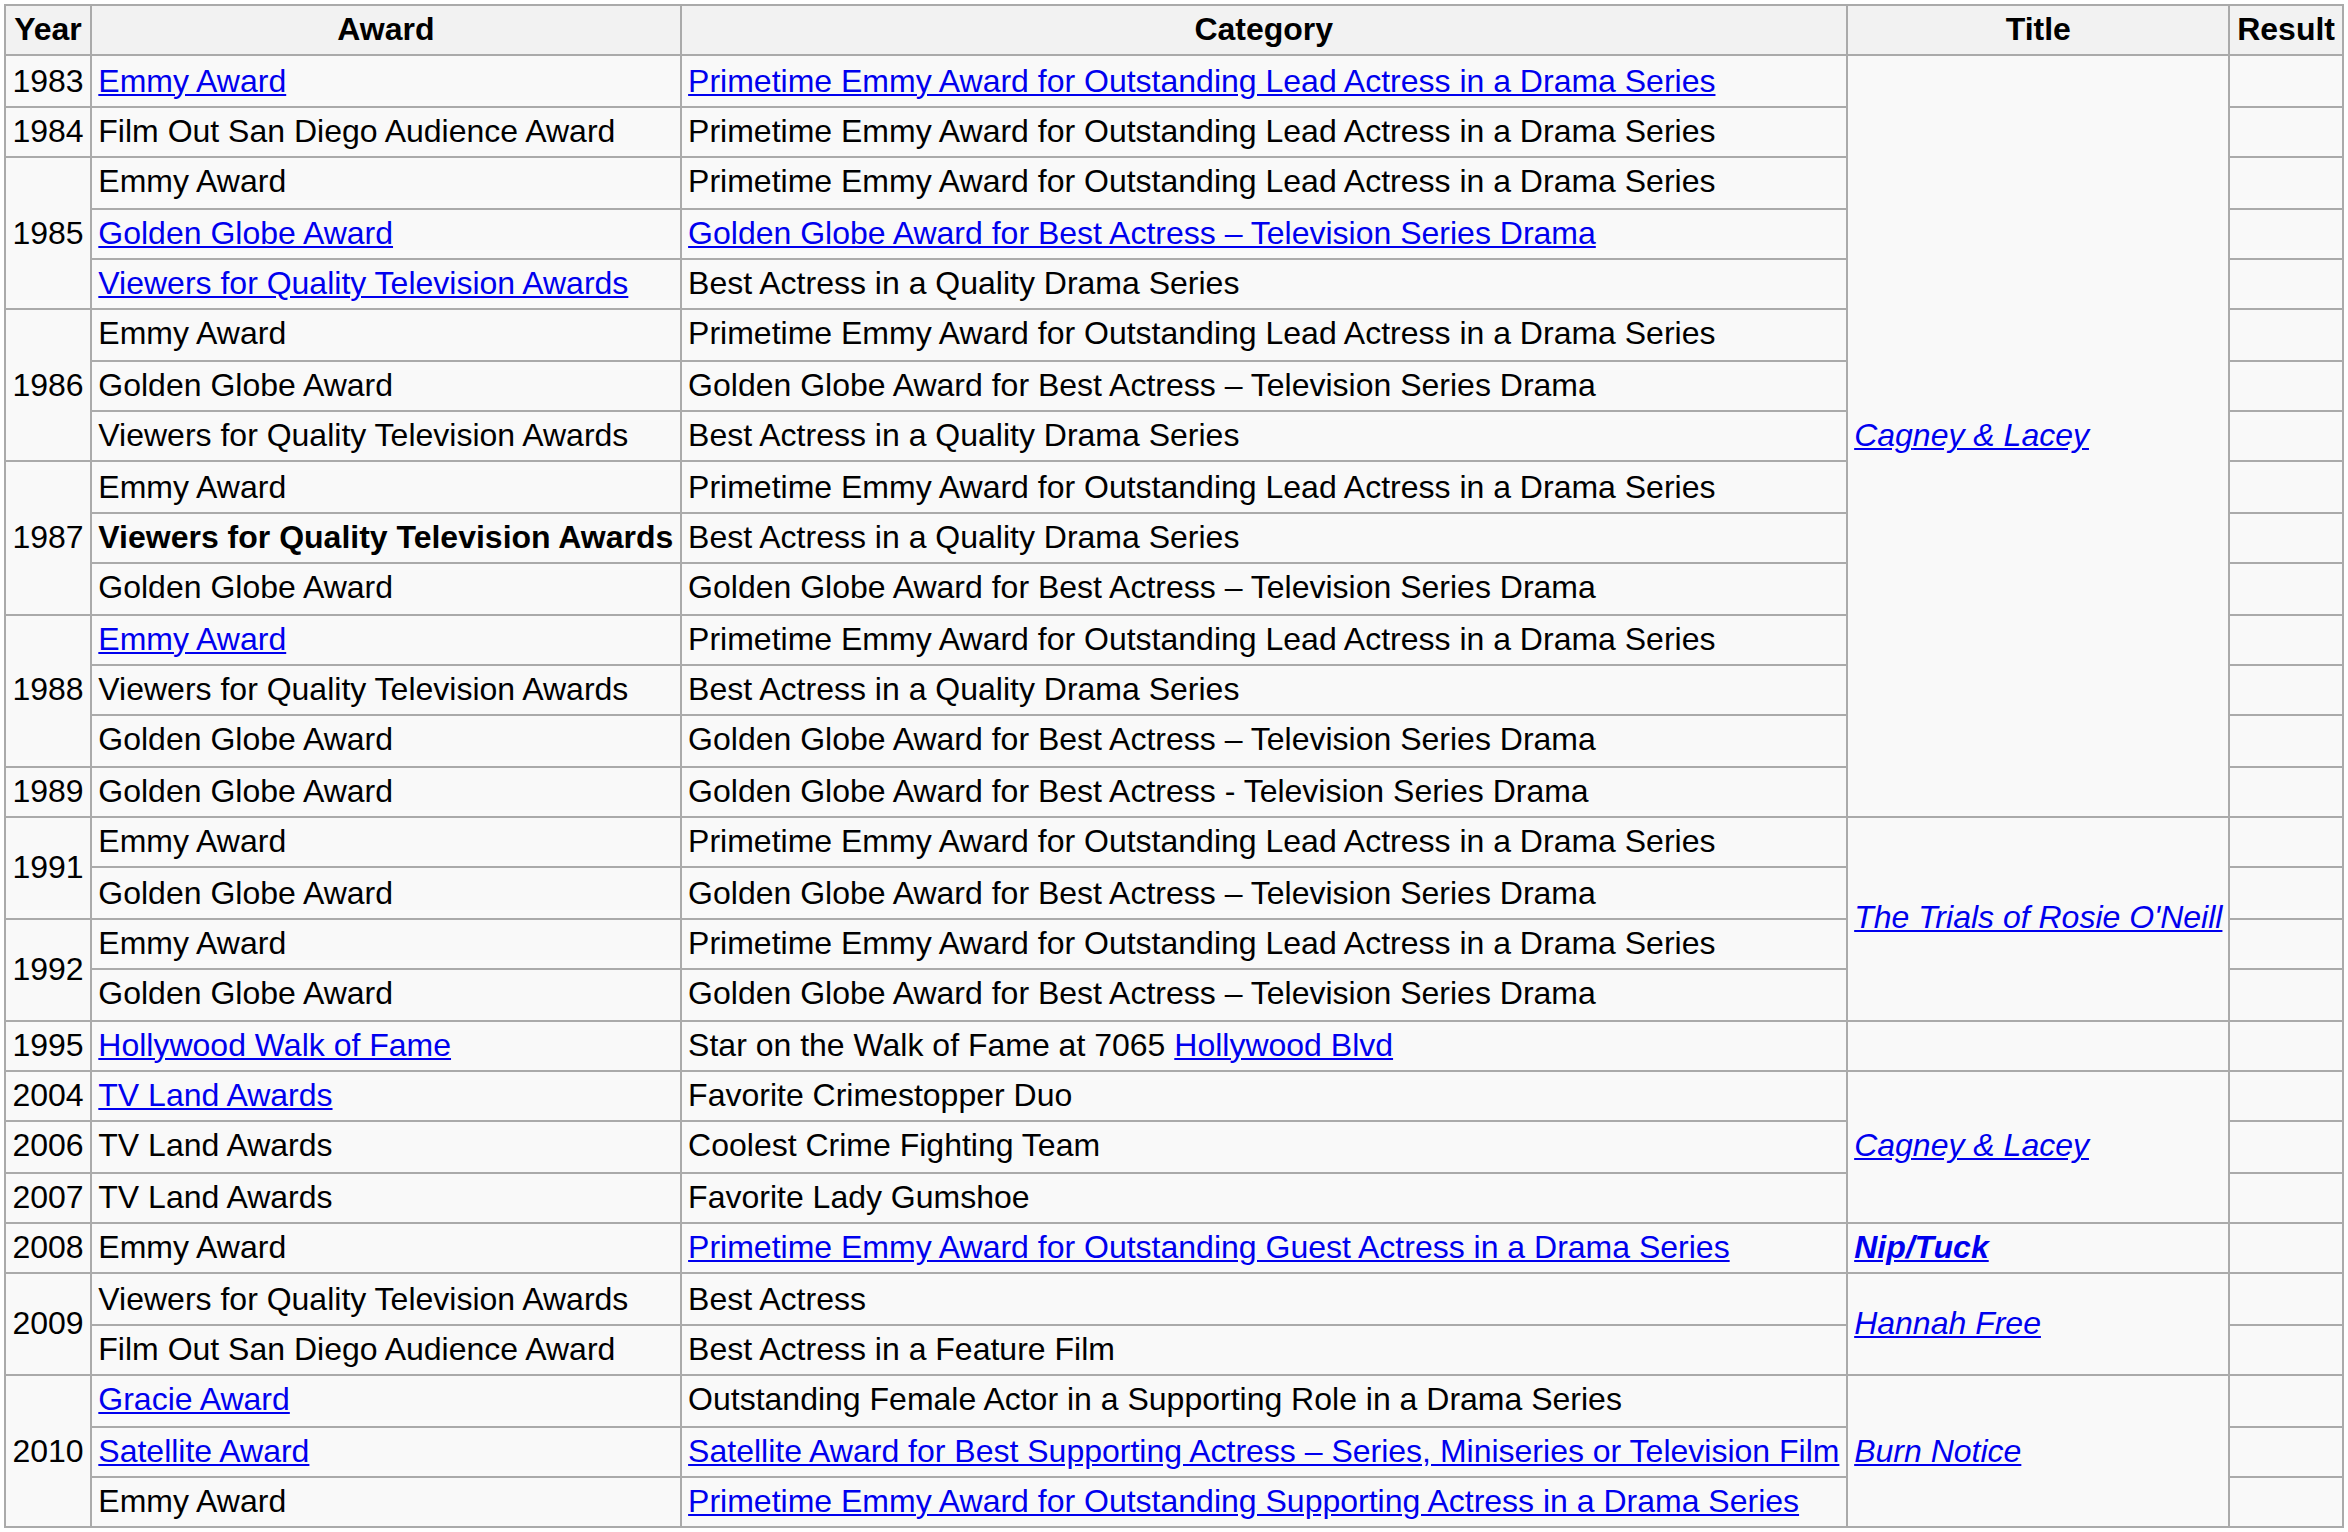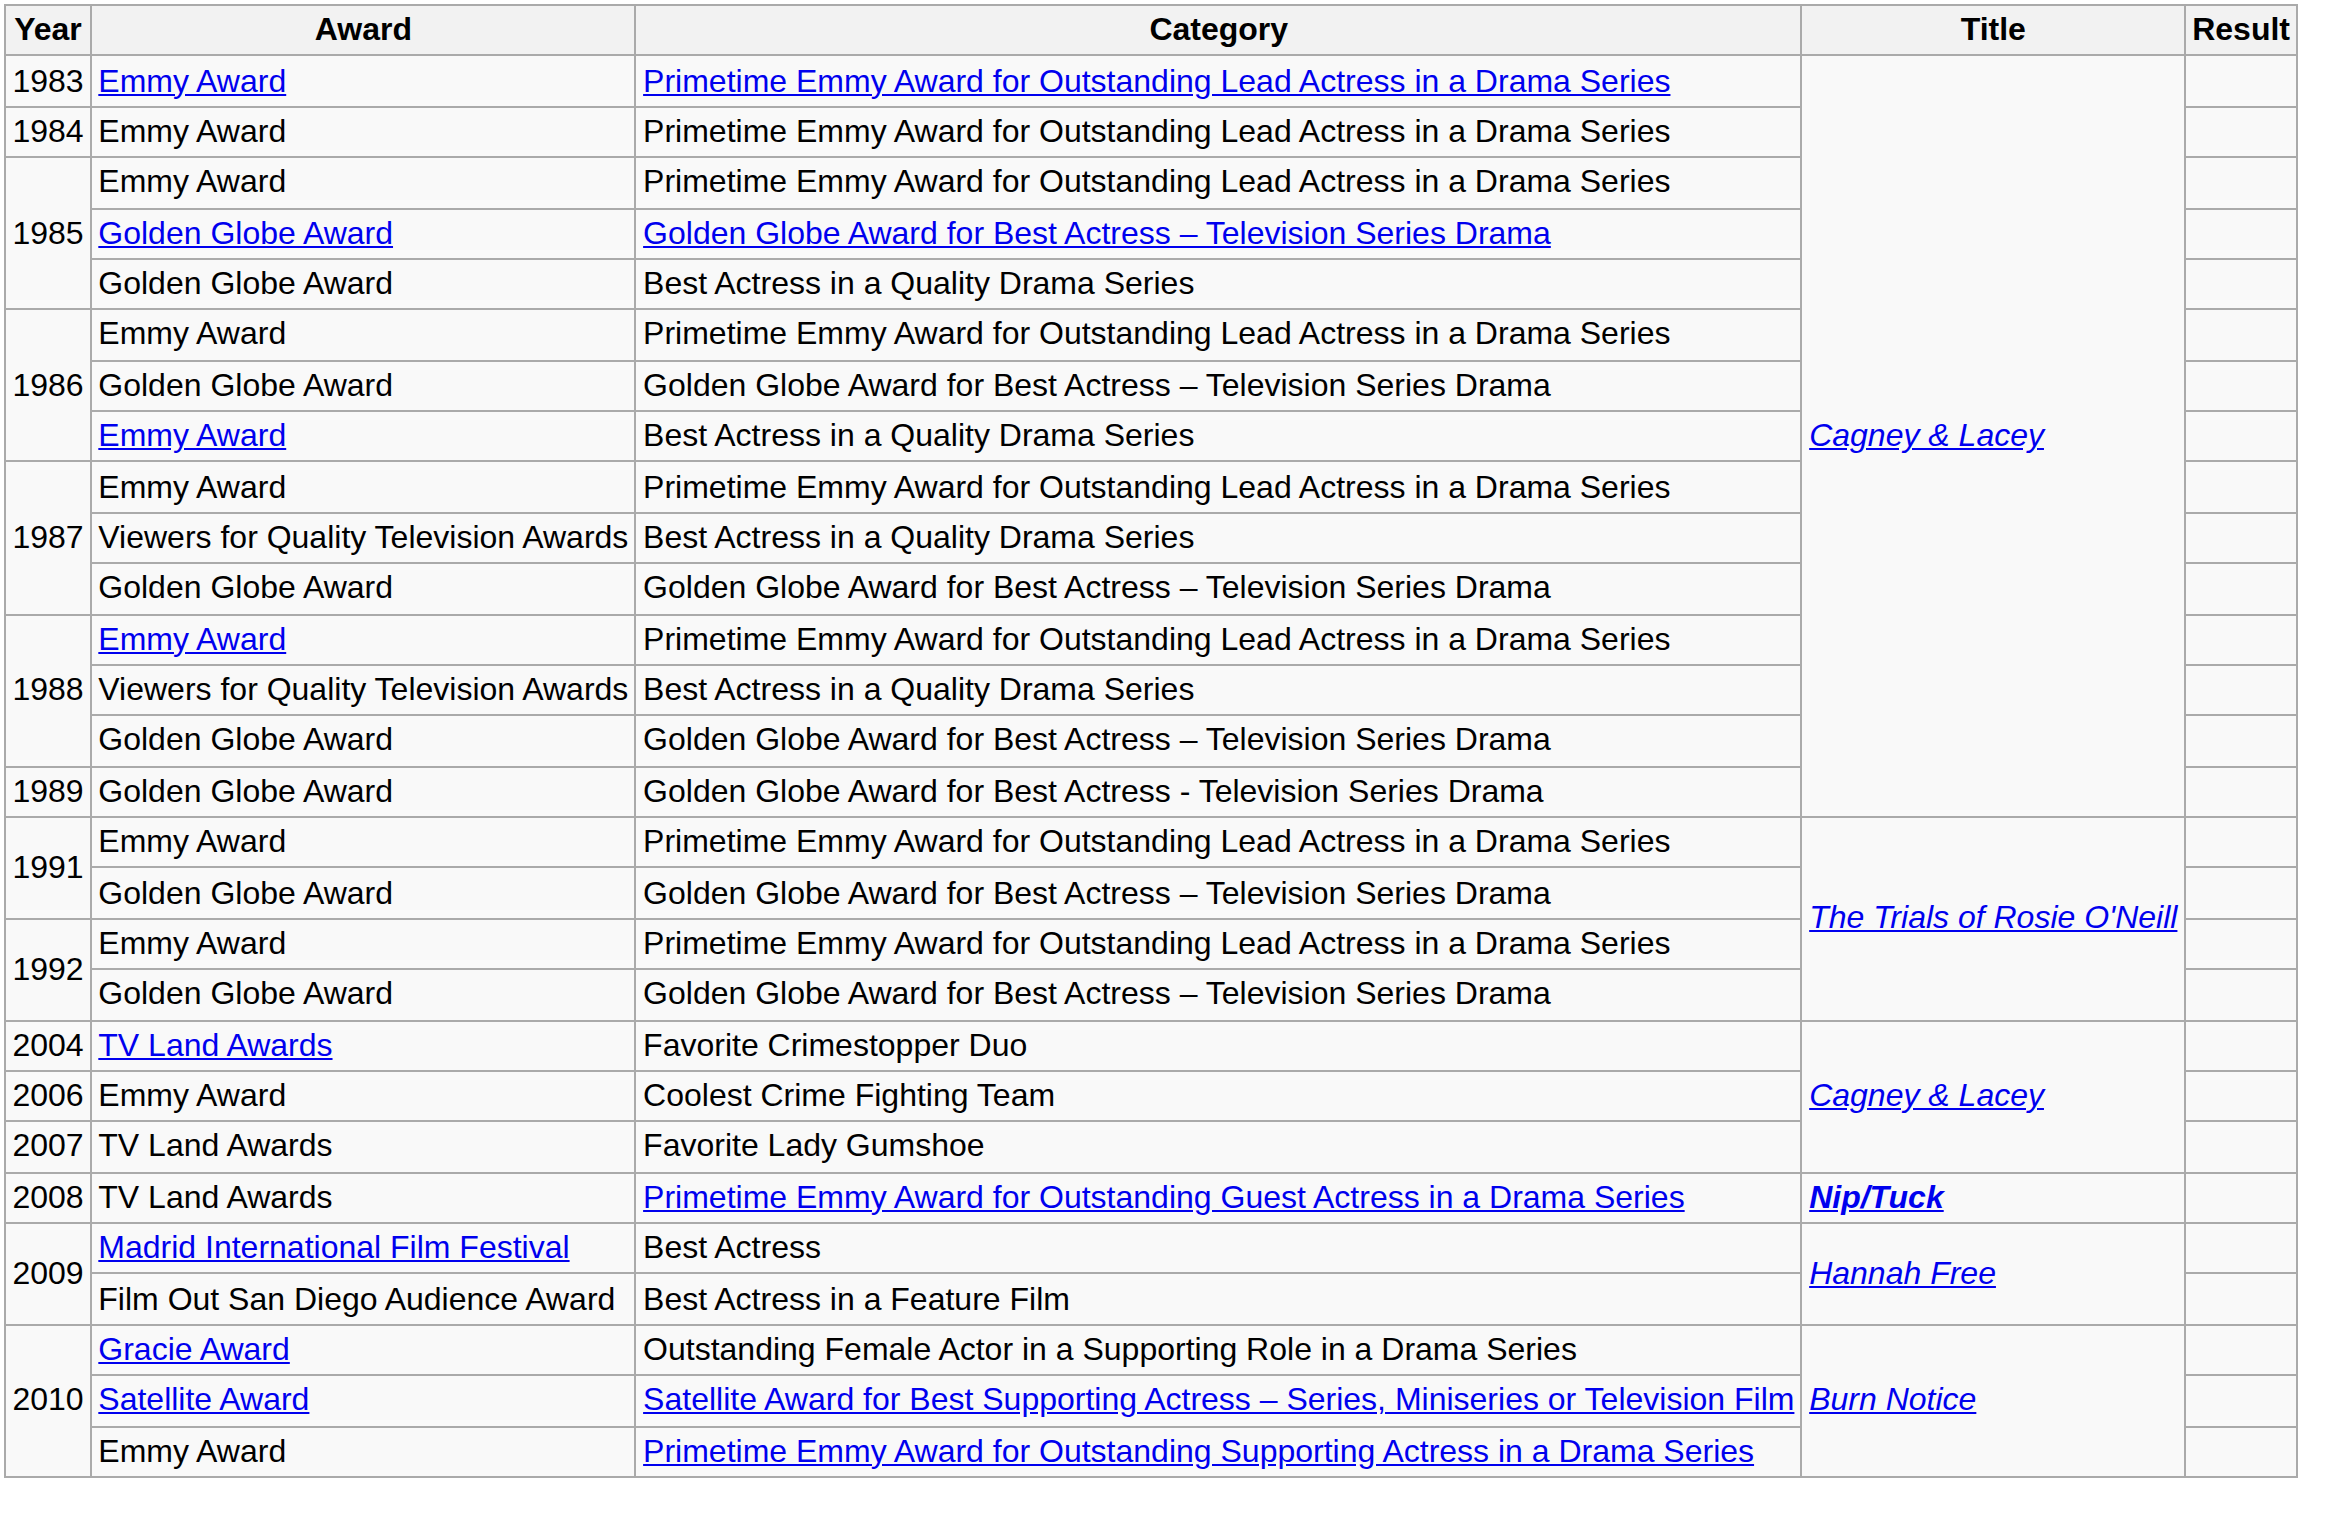(357, 131) Film Out San Diego Audience Award -> (192, 131) Emmy Award
(363, 283) Viewers for Quality Television Awards -> (246, 283) Golden Globe Award
(363, 435) Viewers for Quality Television Awards -> (192, 435) Emmy Award
(386, 537) bold -> (363, 537) normal
- row: (48, 1044)
(215, 1146) TV Land Awards -> (192, 1095) Emmy Award
(192, 1247) Emmy Award -> (215, 1197) TV Land Awards
(363, 1298) Viewers for Quality Television Awards -> (334, 1247) Madrid International Film Festival
